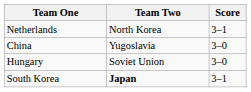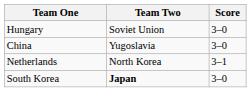rows swapped: (25, 62) <-> (32, 29)
(219, 78) 3–1 -> (219, 78) 3–0
